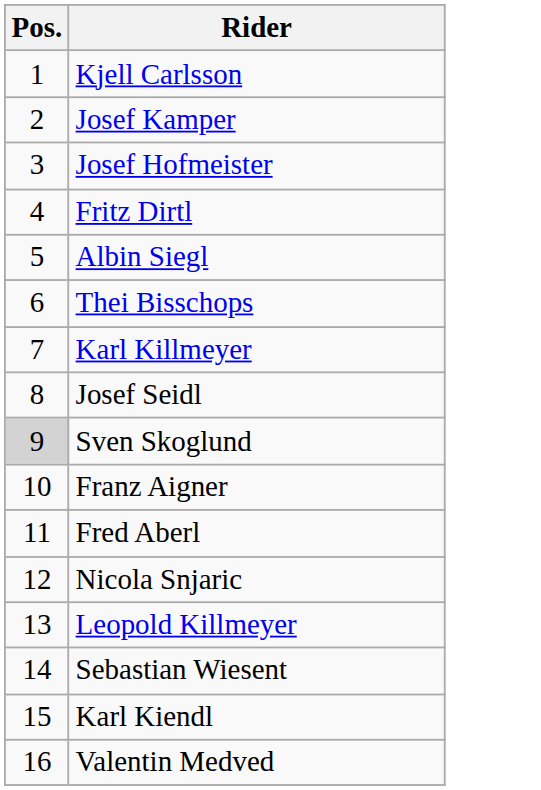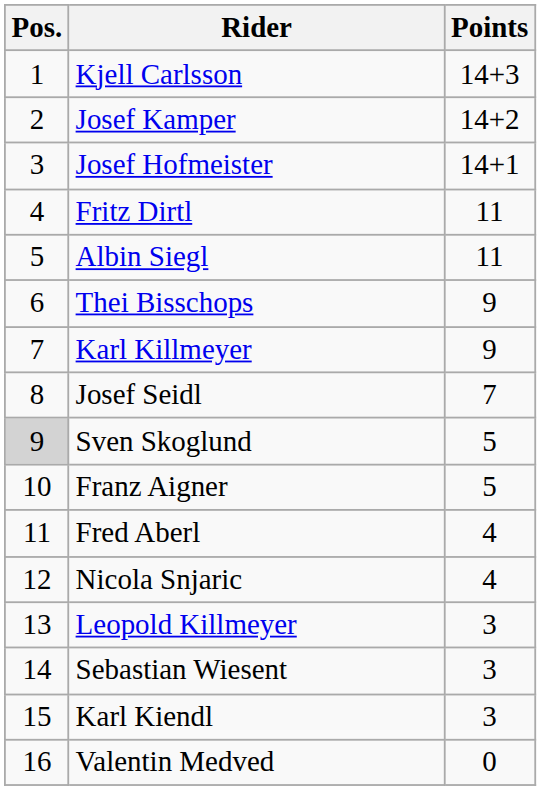+ column: (490, 27)
